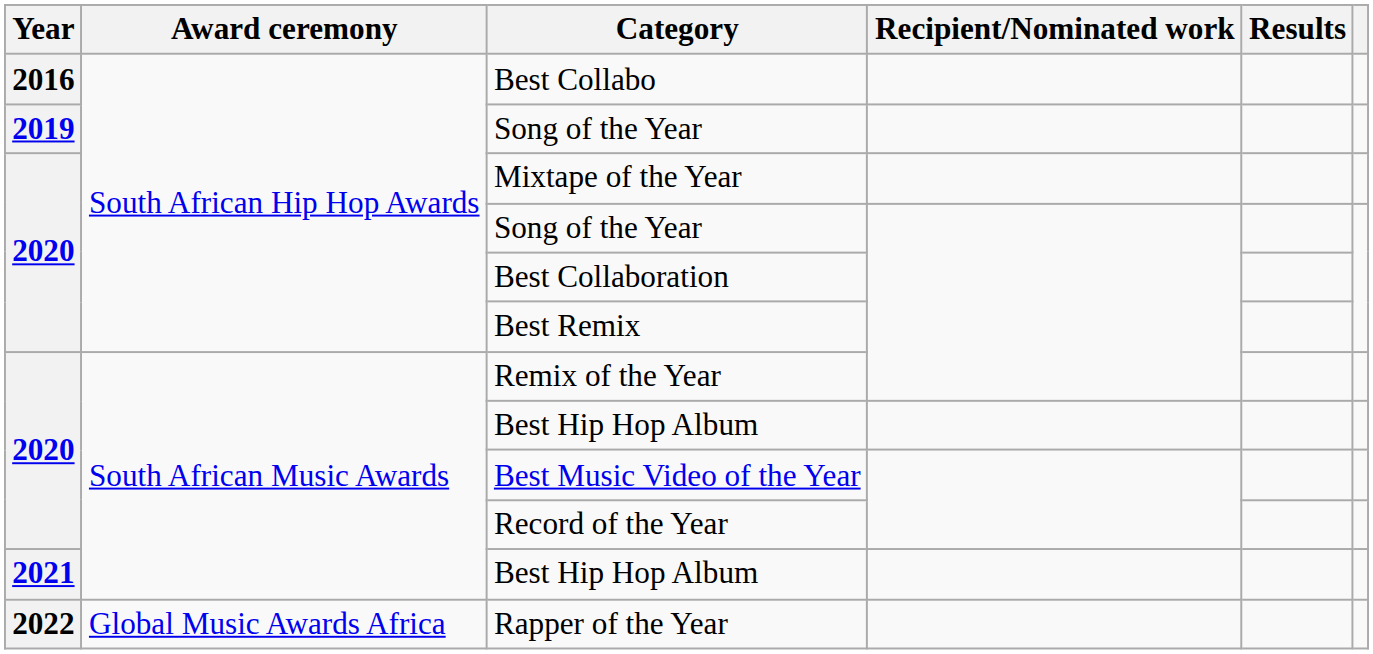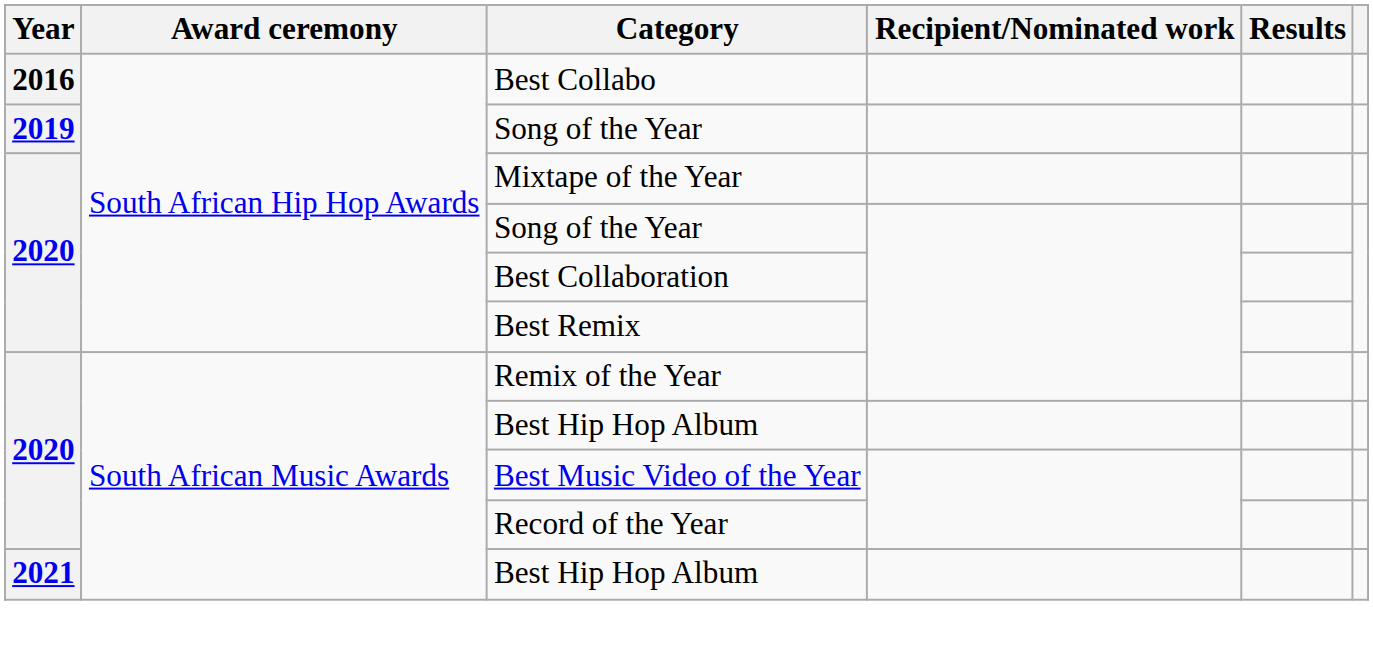- row: (43, 623)
